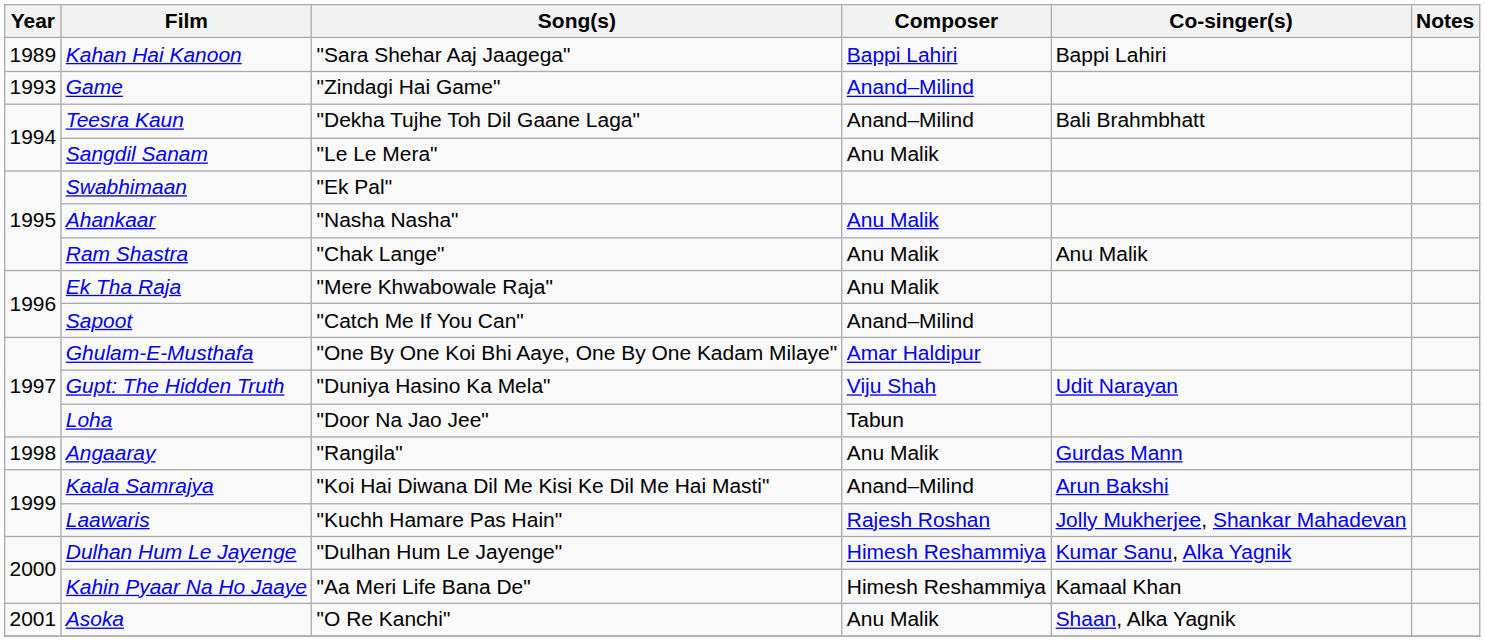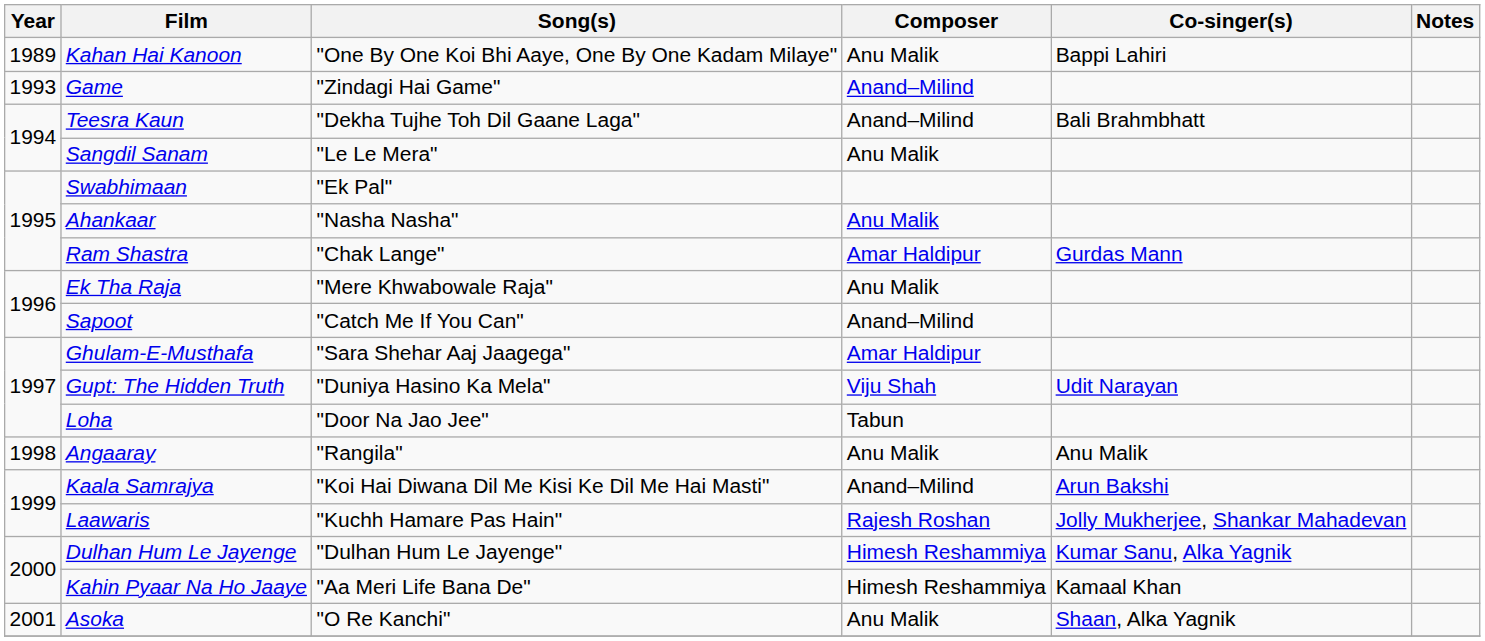(444, 54) "Sara Shehar Aaj Jaagega" -> (577, 54) "One By One Koi Bhi Aaye, One By One Kadam Milaye"
(902, 54) Bappi Lahiri -> (893, 54) Anu Malik
(893, 253) Anu Malik -> (914, 253) Amar Haldipur
(1102, 253) Anu Malik -> (1119, 253) Gurdas Mann
(577, 353) "One By One Koi Bhi Aaye, One By One Kadam Milaye" -> (444, 353) "Sara Shehar Aaj Jaagega"
(1119, 453) Gurdas Mann -> (1102, 453) Anu Malik
